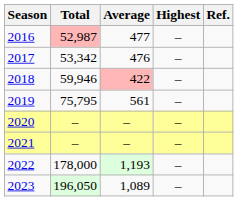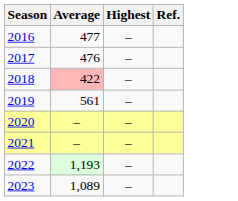- column: (75, 15)
